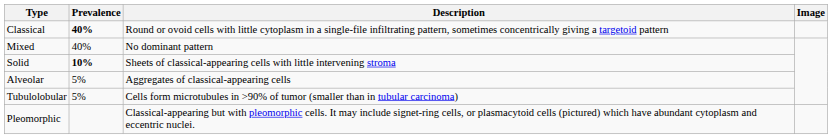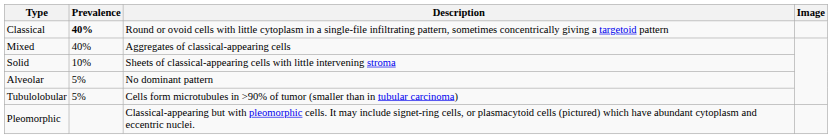(169, 46) No dominant pattern -> (208, 46) Aggregates of classical-appearing cells
(82, 63) bold -> (81, 63) normal
(208, 79) Aggregates of classical-appearing cells -> (169, 79) No dominant pattern
